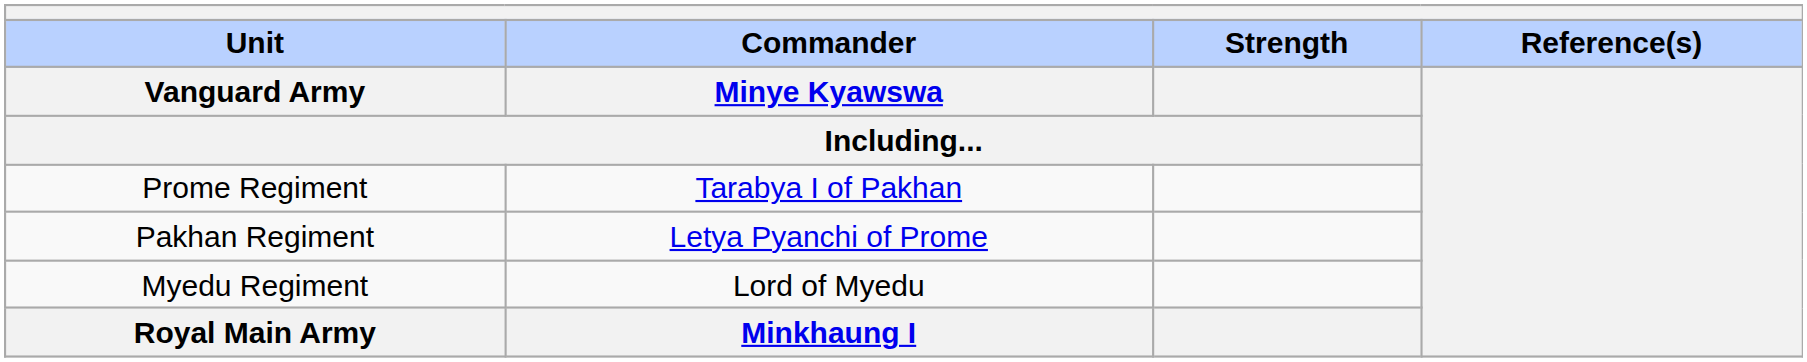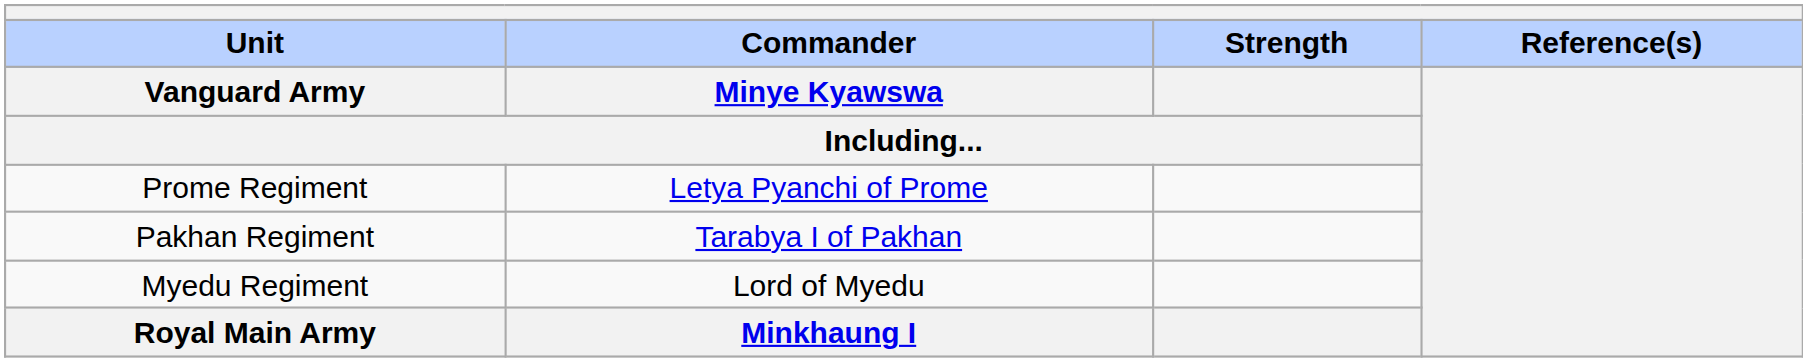(829, 188) Tarabya I of Pakhan -> (829, 188) Letya Pyanchi of Prome
(829, 236) Letya Pyanchi of Prome -> (829, 236) Tarabya I of Pakhan
